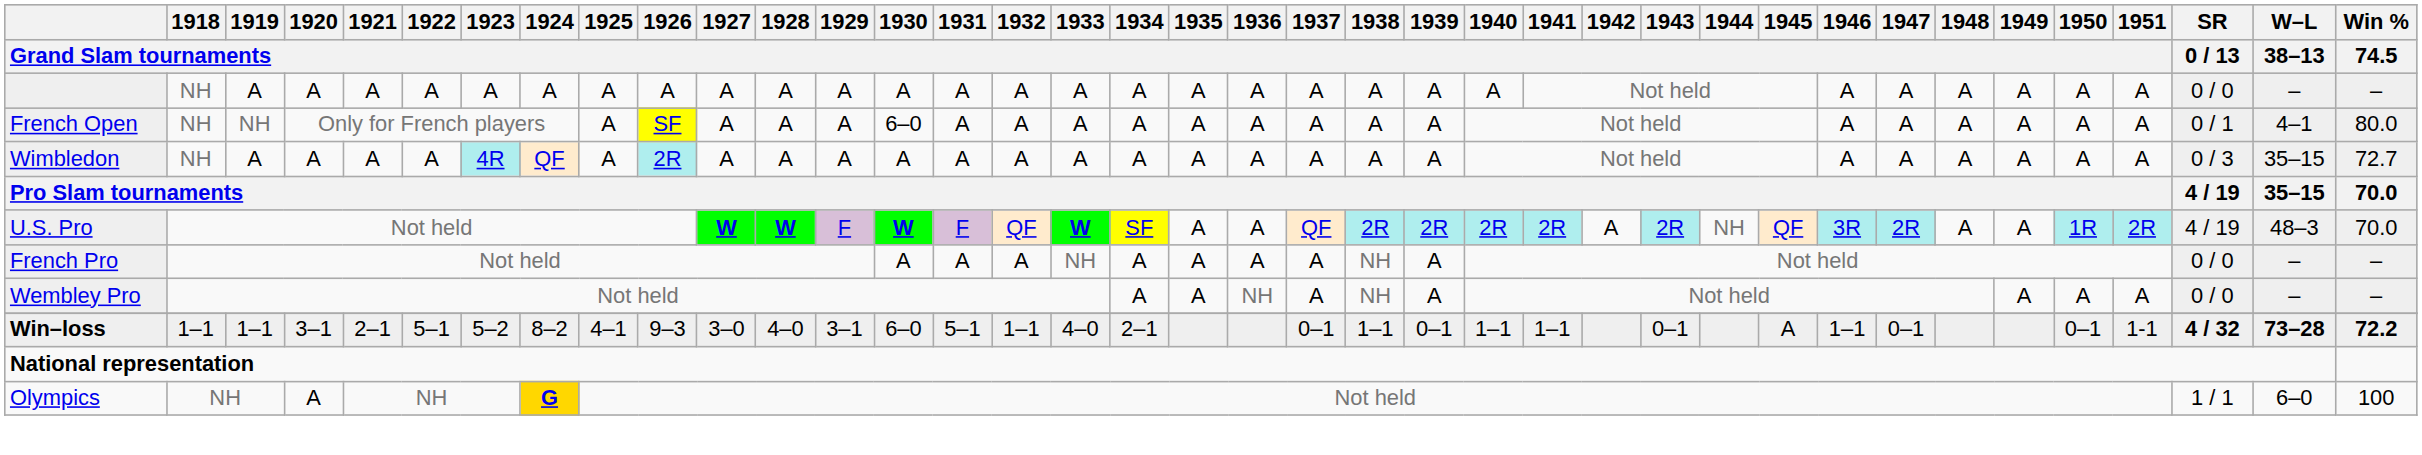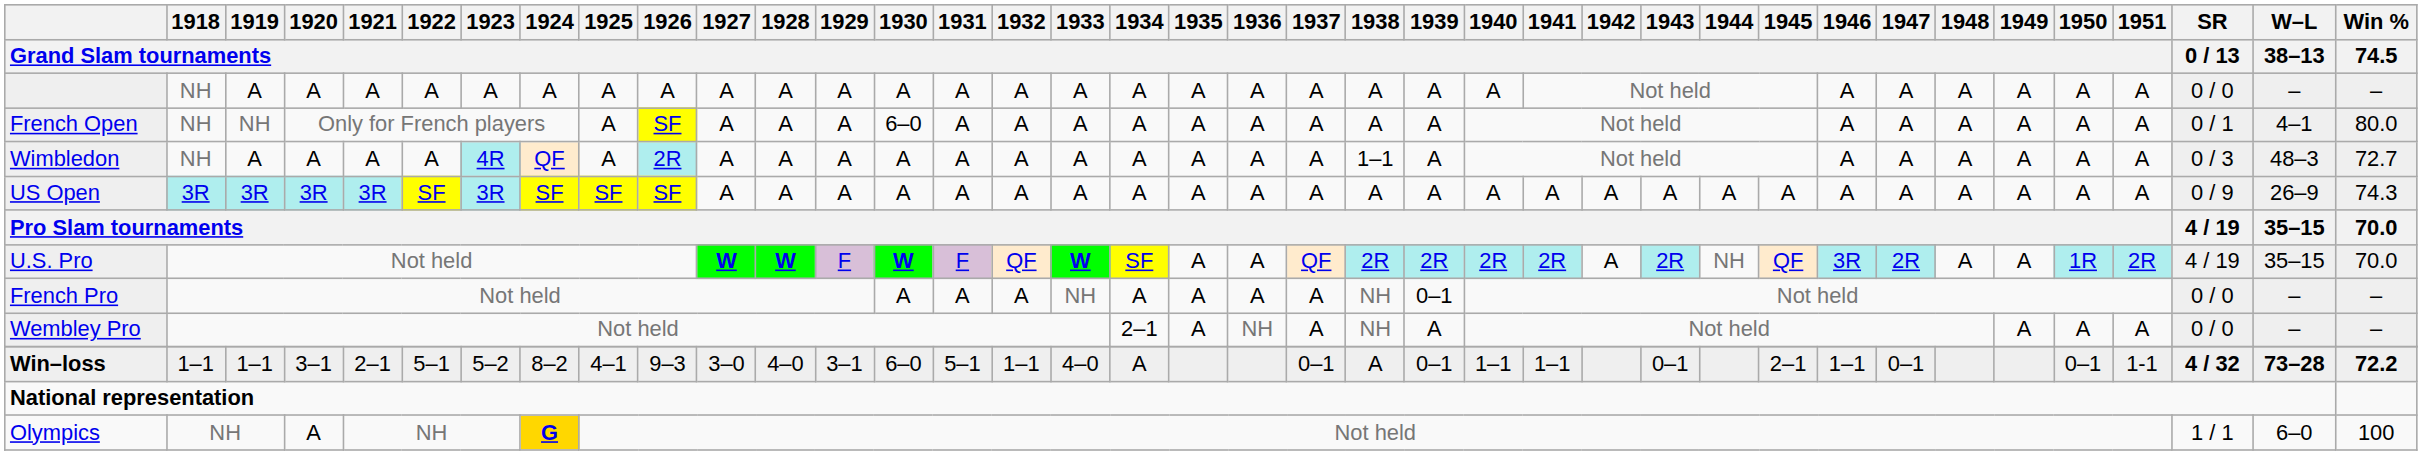(1375, 158) A -> (1375, 158) 1–1
(2294, 158) 35–15 -> (2294, 158) 48–3
+ row: (55, 193)
(2294, 227) 48–3 -> (2294, 261) 35–15
(1434, 261) A -> (1434, 295) 0–1
(1139, 295) A -> (1139, 329) 2–1
(1139, 329) 2–1 -> (1139, 363) A
(1375, 329) 1–1 -> (1375, 363) A
(1788, 329) A -> (1788, 363) 2–1
